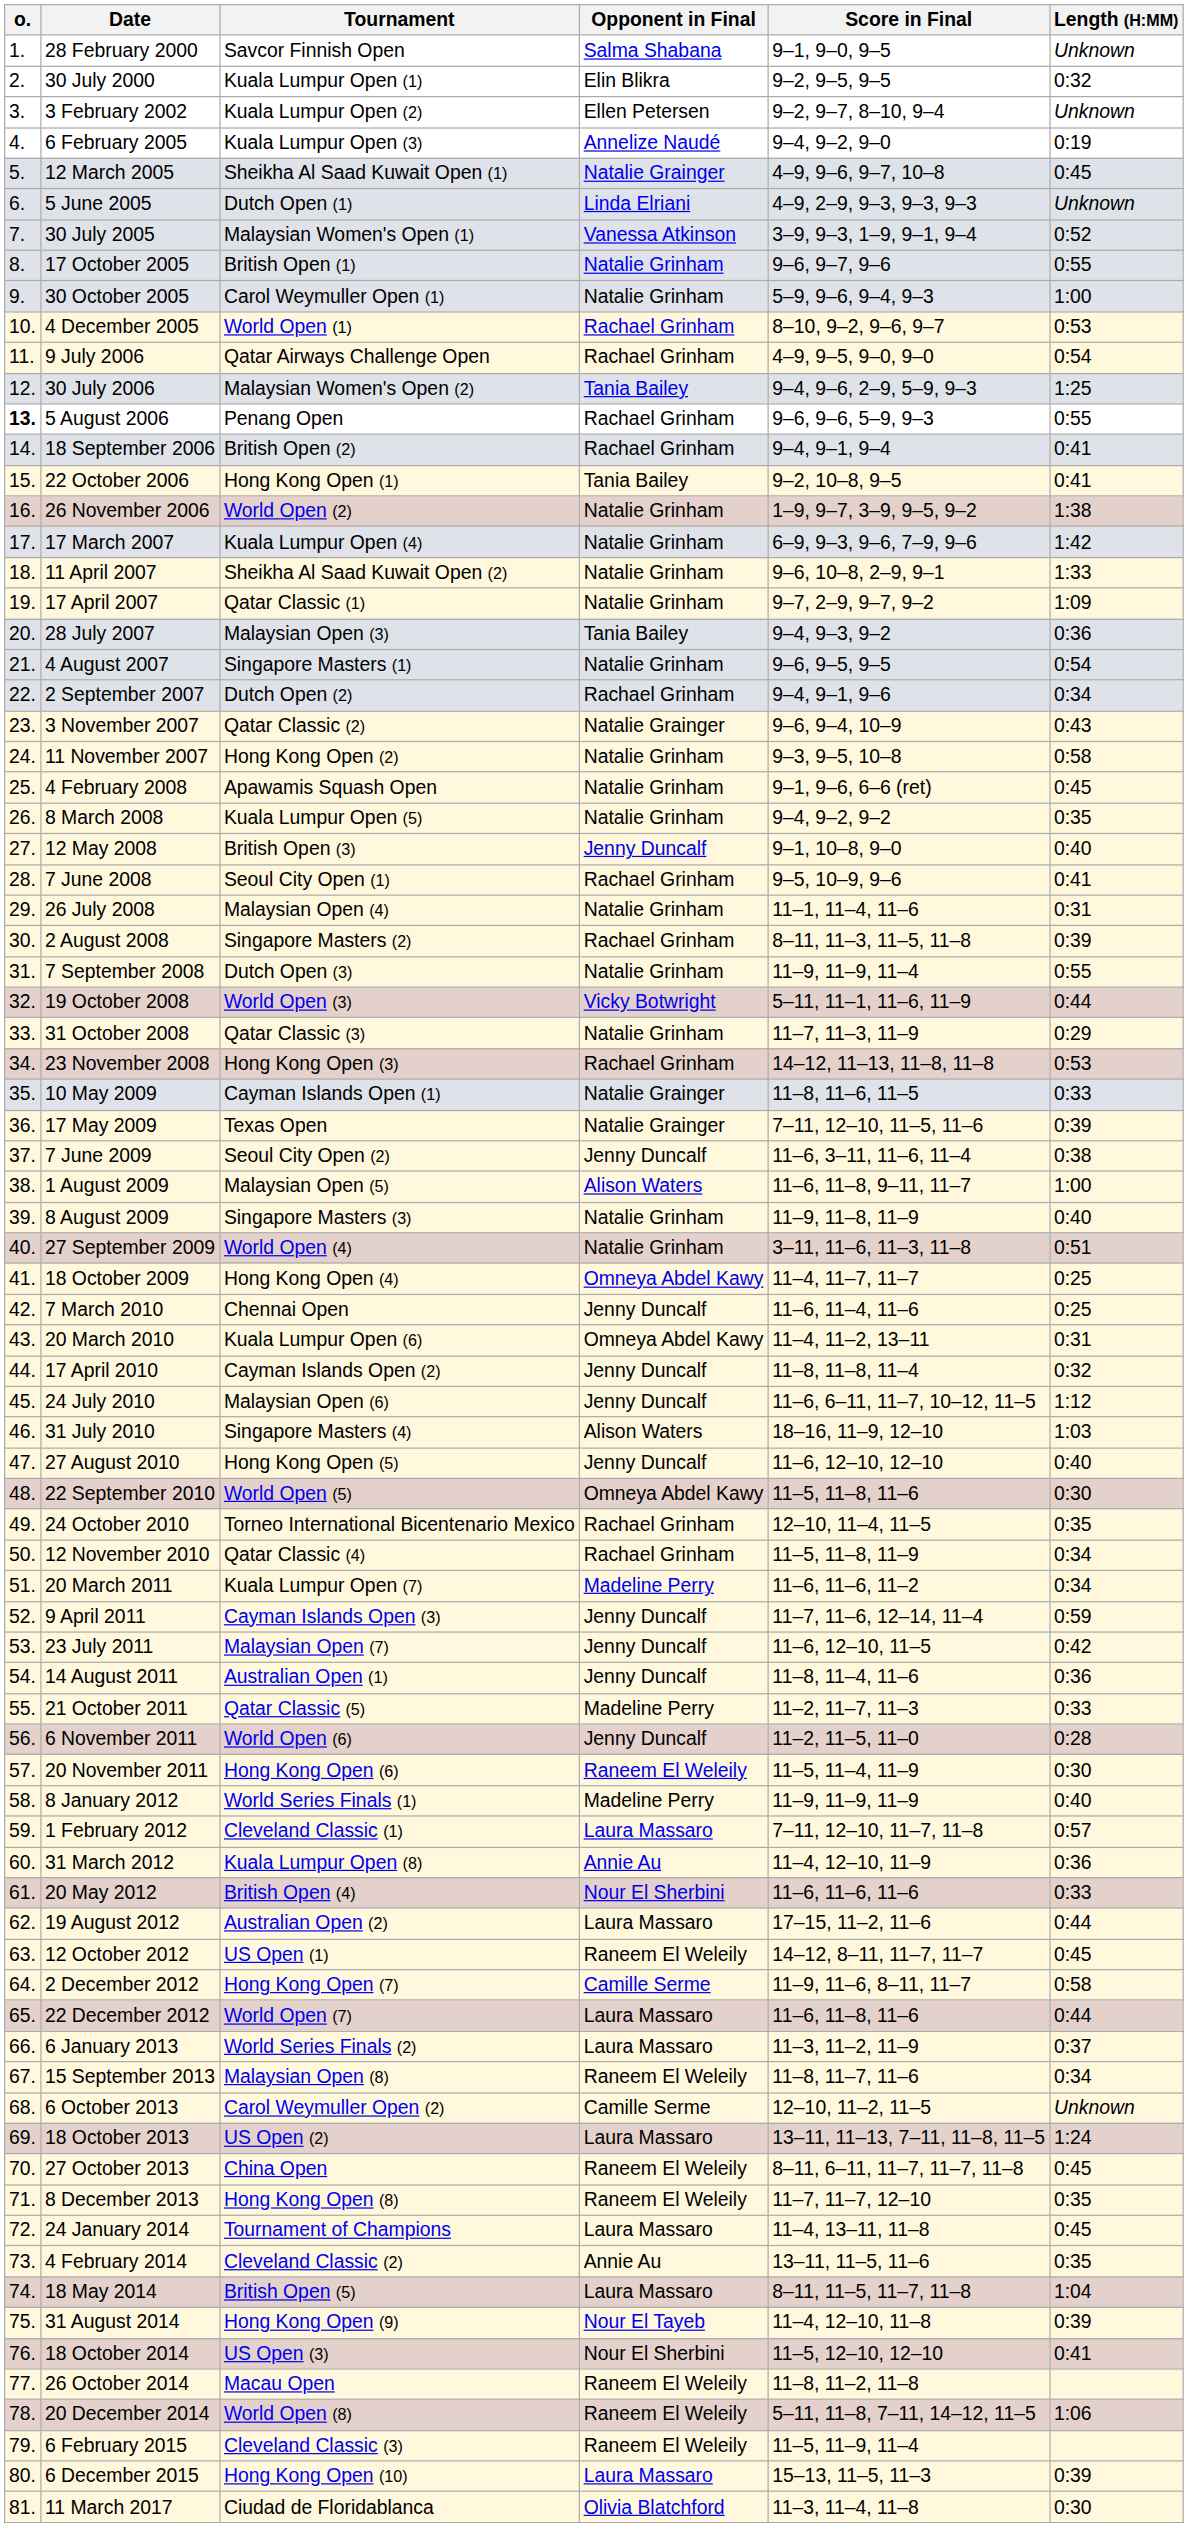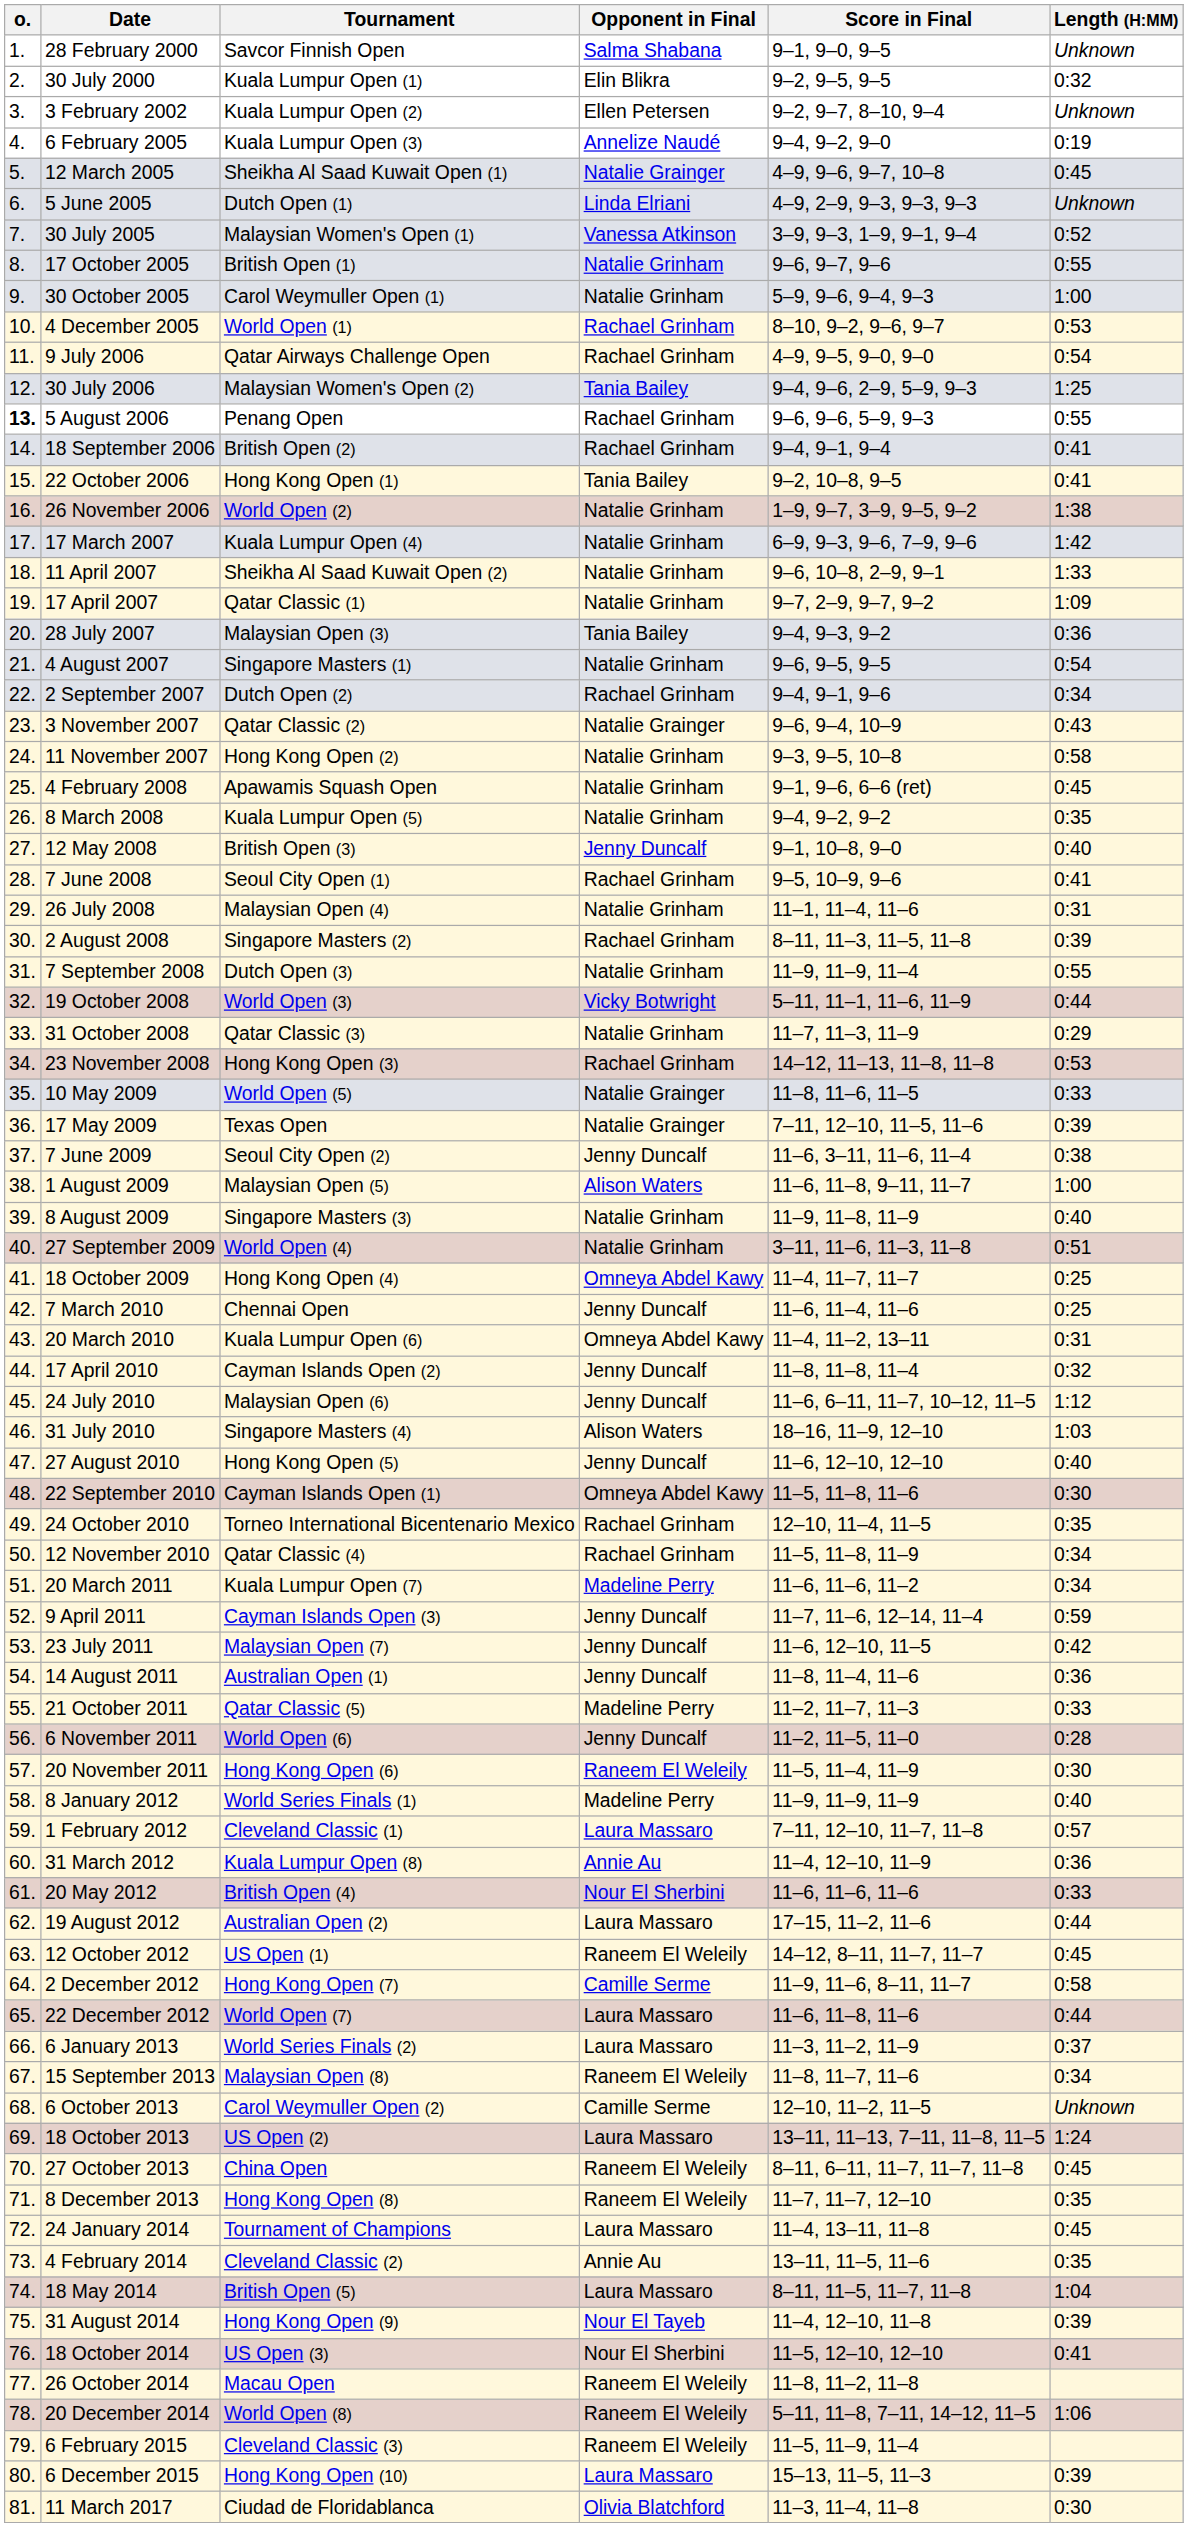(332, 1094) Cayman Islands Open (1) -> (288, 1094) World Open (5)
(288, 1493) World Open (5) -> (332, 1493) Cayman Islands Open (1)
